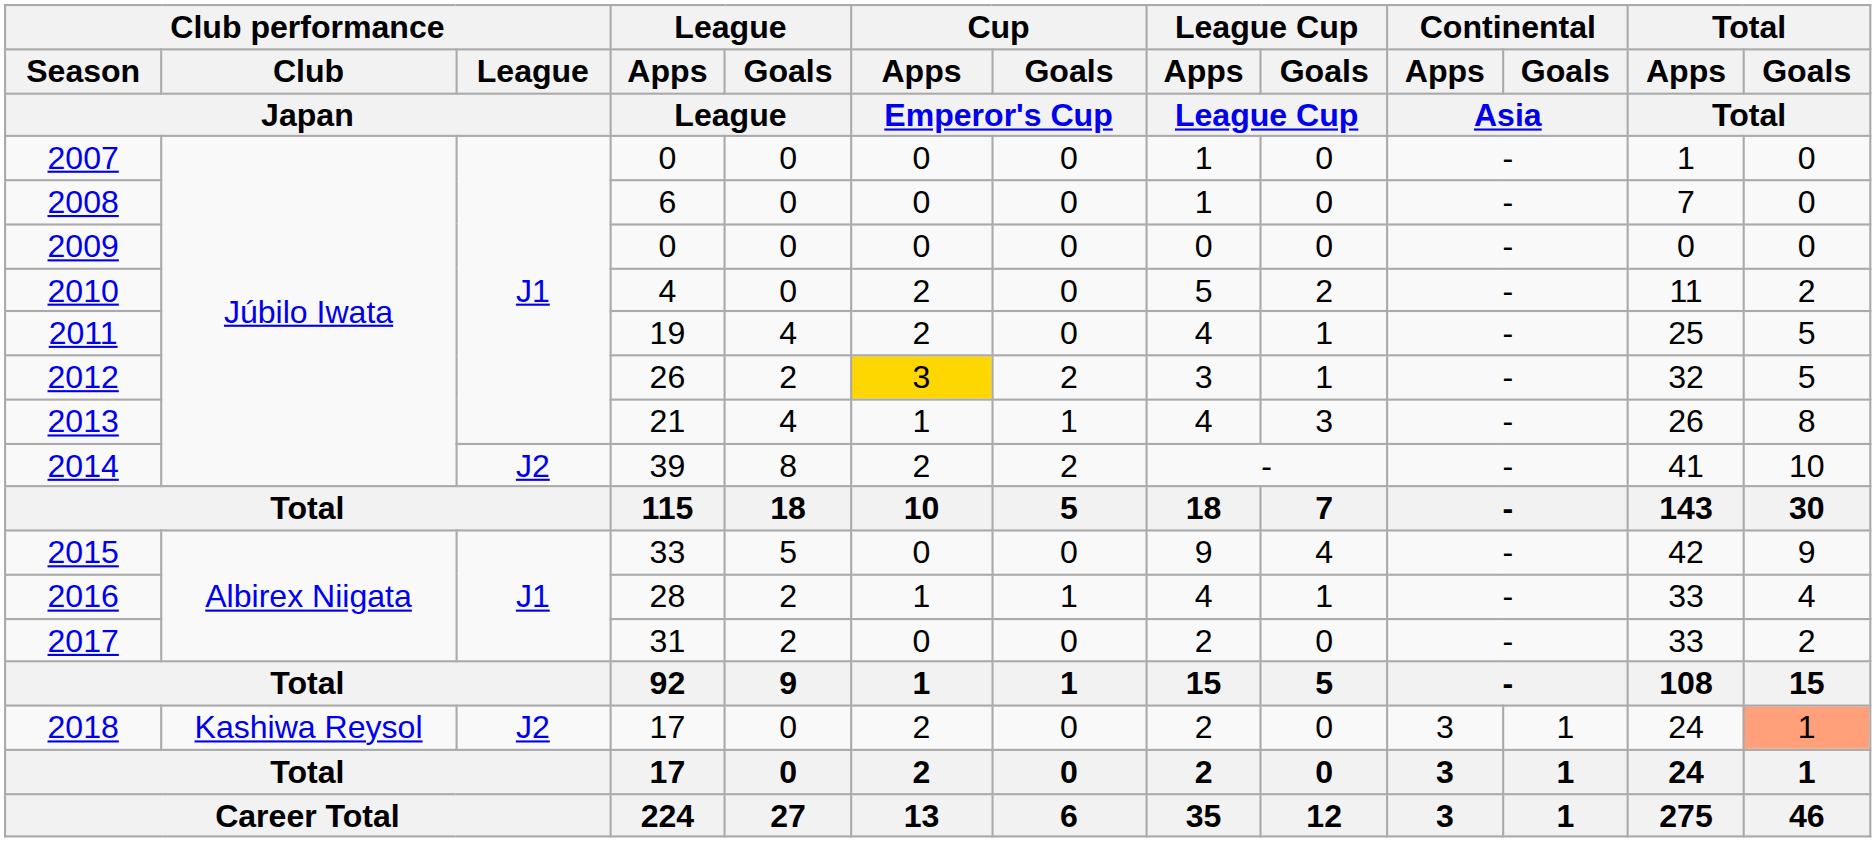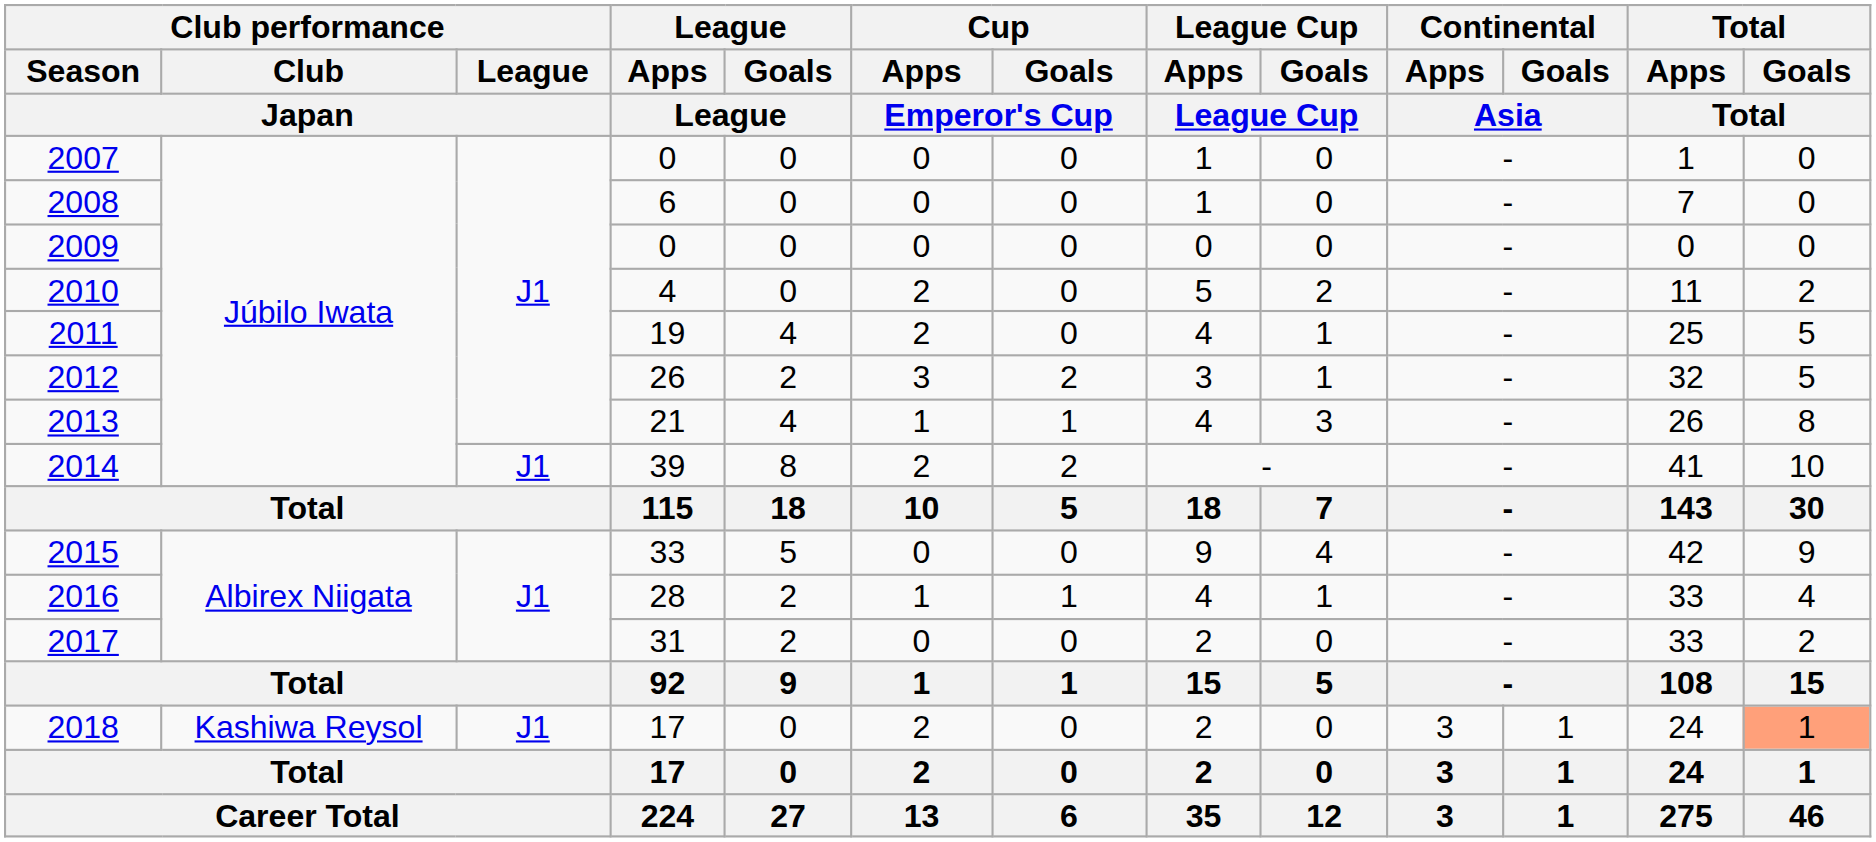(921, 377) gold background -> (921, 377) no background
(533, 464) J2 -> (533, 464) J1
(533, 727) J2 -> (533, 727) J1
